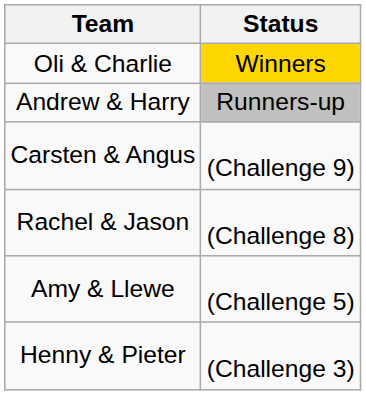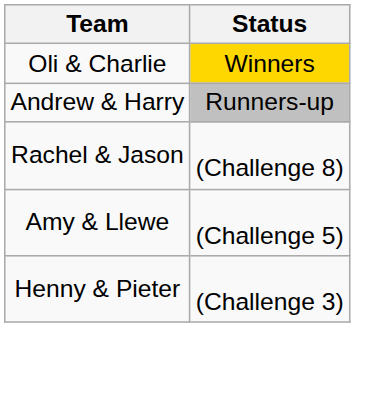- row: (103, 155)
